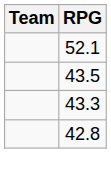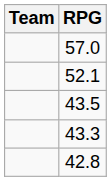+ row: (83, 47)
